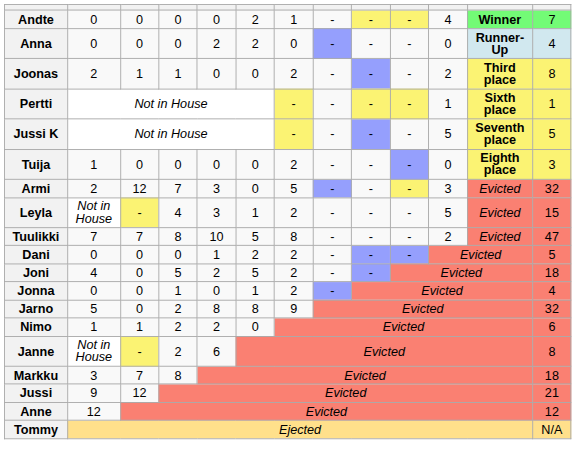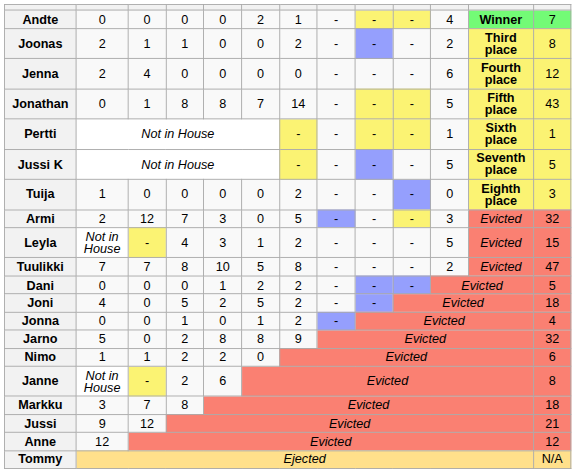- row: (36, 43)
+ row: (40, 73)
+ row: (40, 104)
